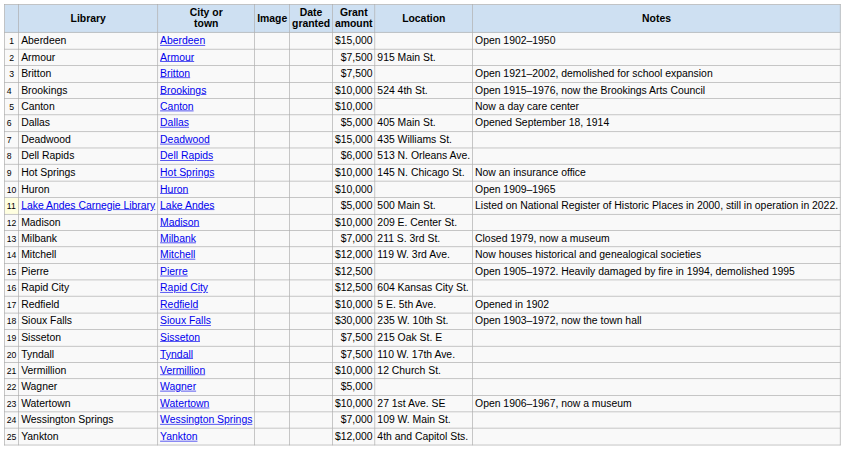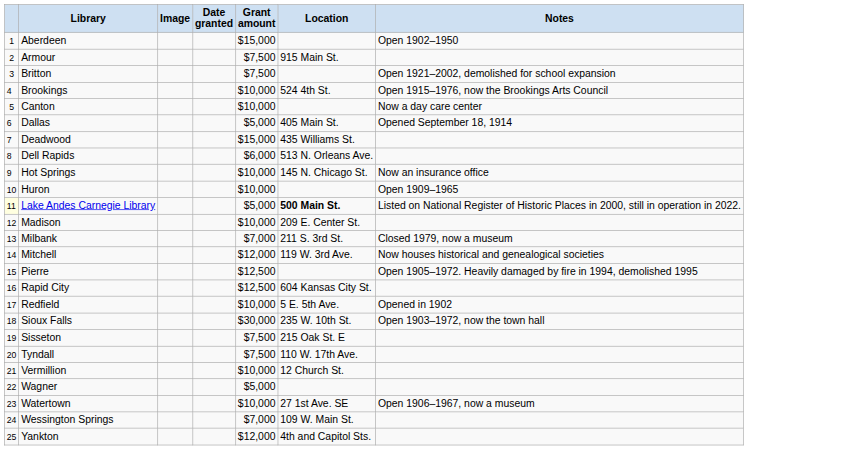- column: (206, 18)
(407, 205) normal -> (310, 205) bold
